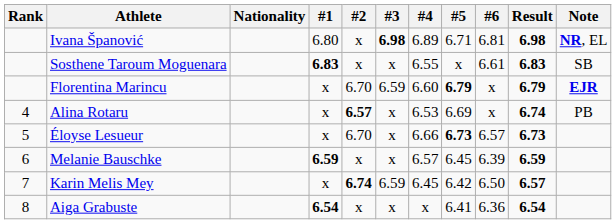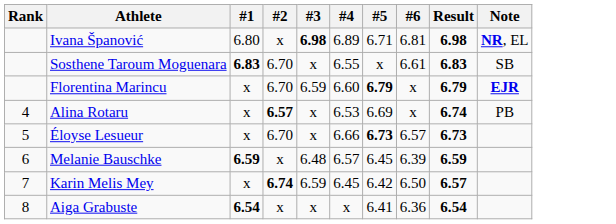- column: (269, 16)
(359, 64) x -> (280, 64) 6.70
(392, 159) x -> (313, 159) 6.48
